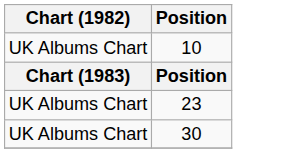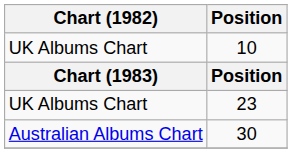(78, 133) UK Albums Chart -> (106, 133) Australian Albums Chart
